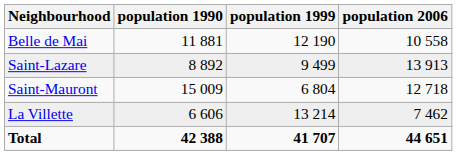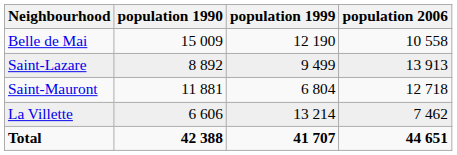(202, 41) 11 881 -> (202, 41) 15 009
(202, 89) 15 009 -> (202, 89) 11 881
